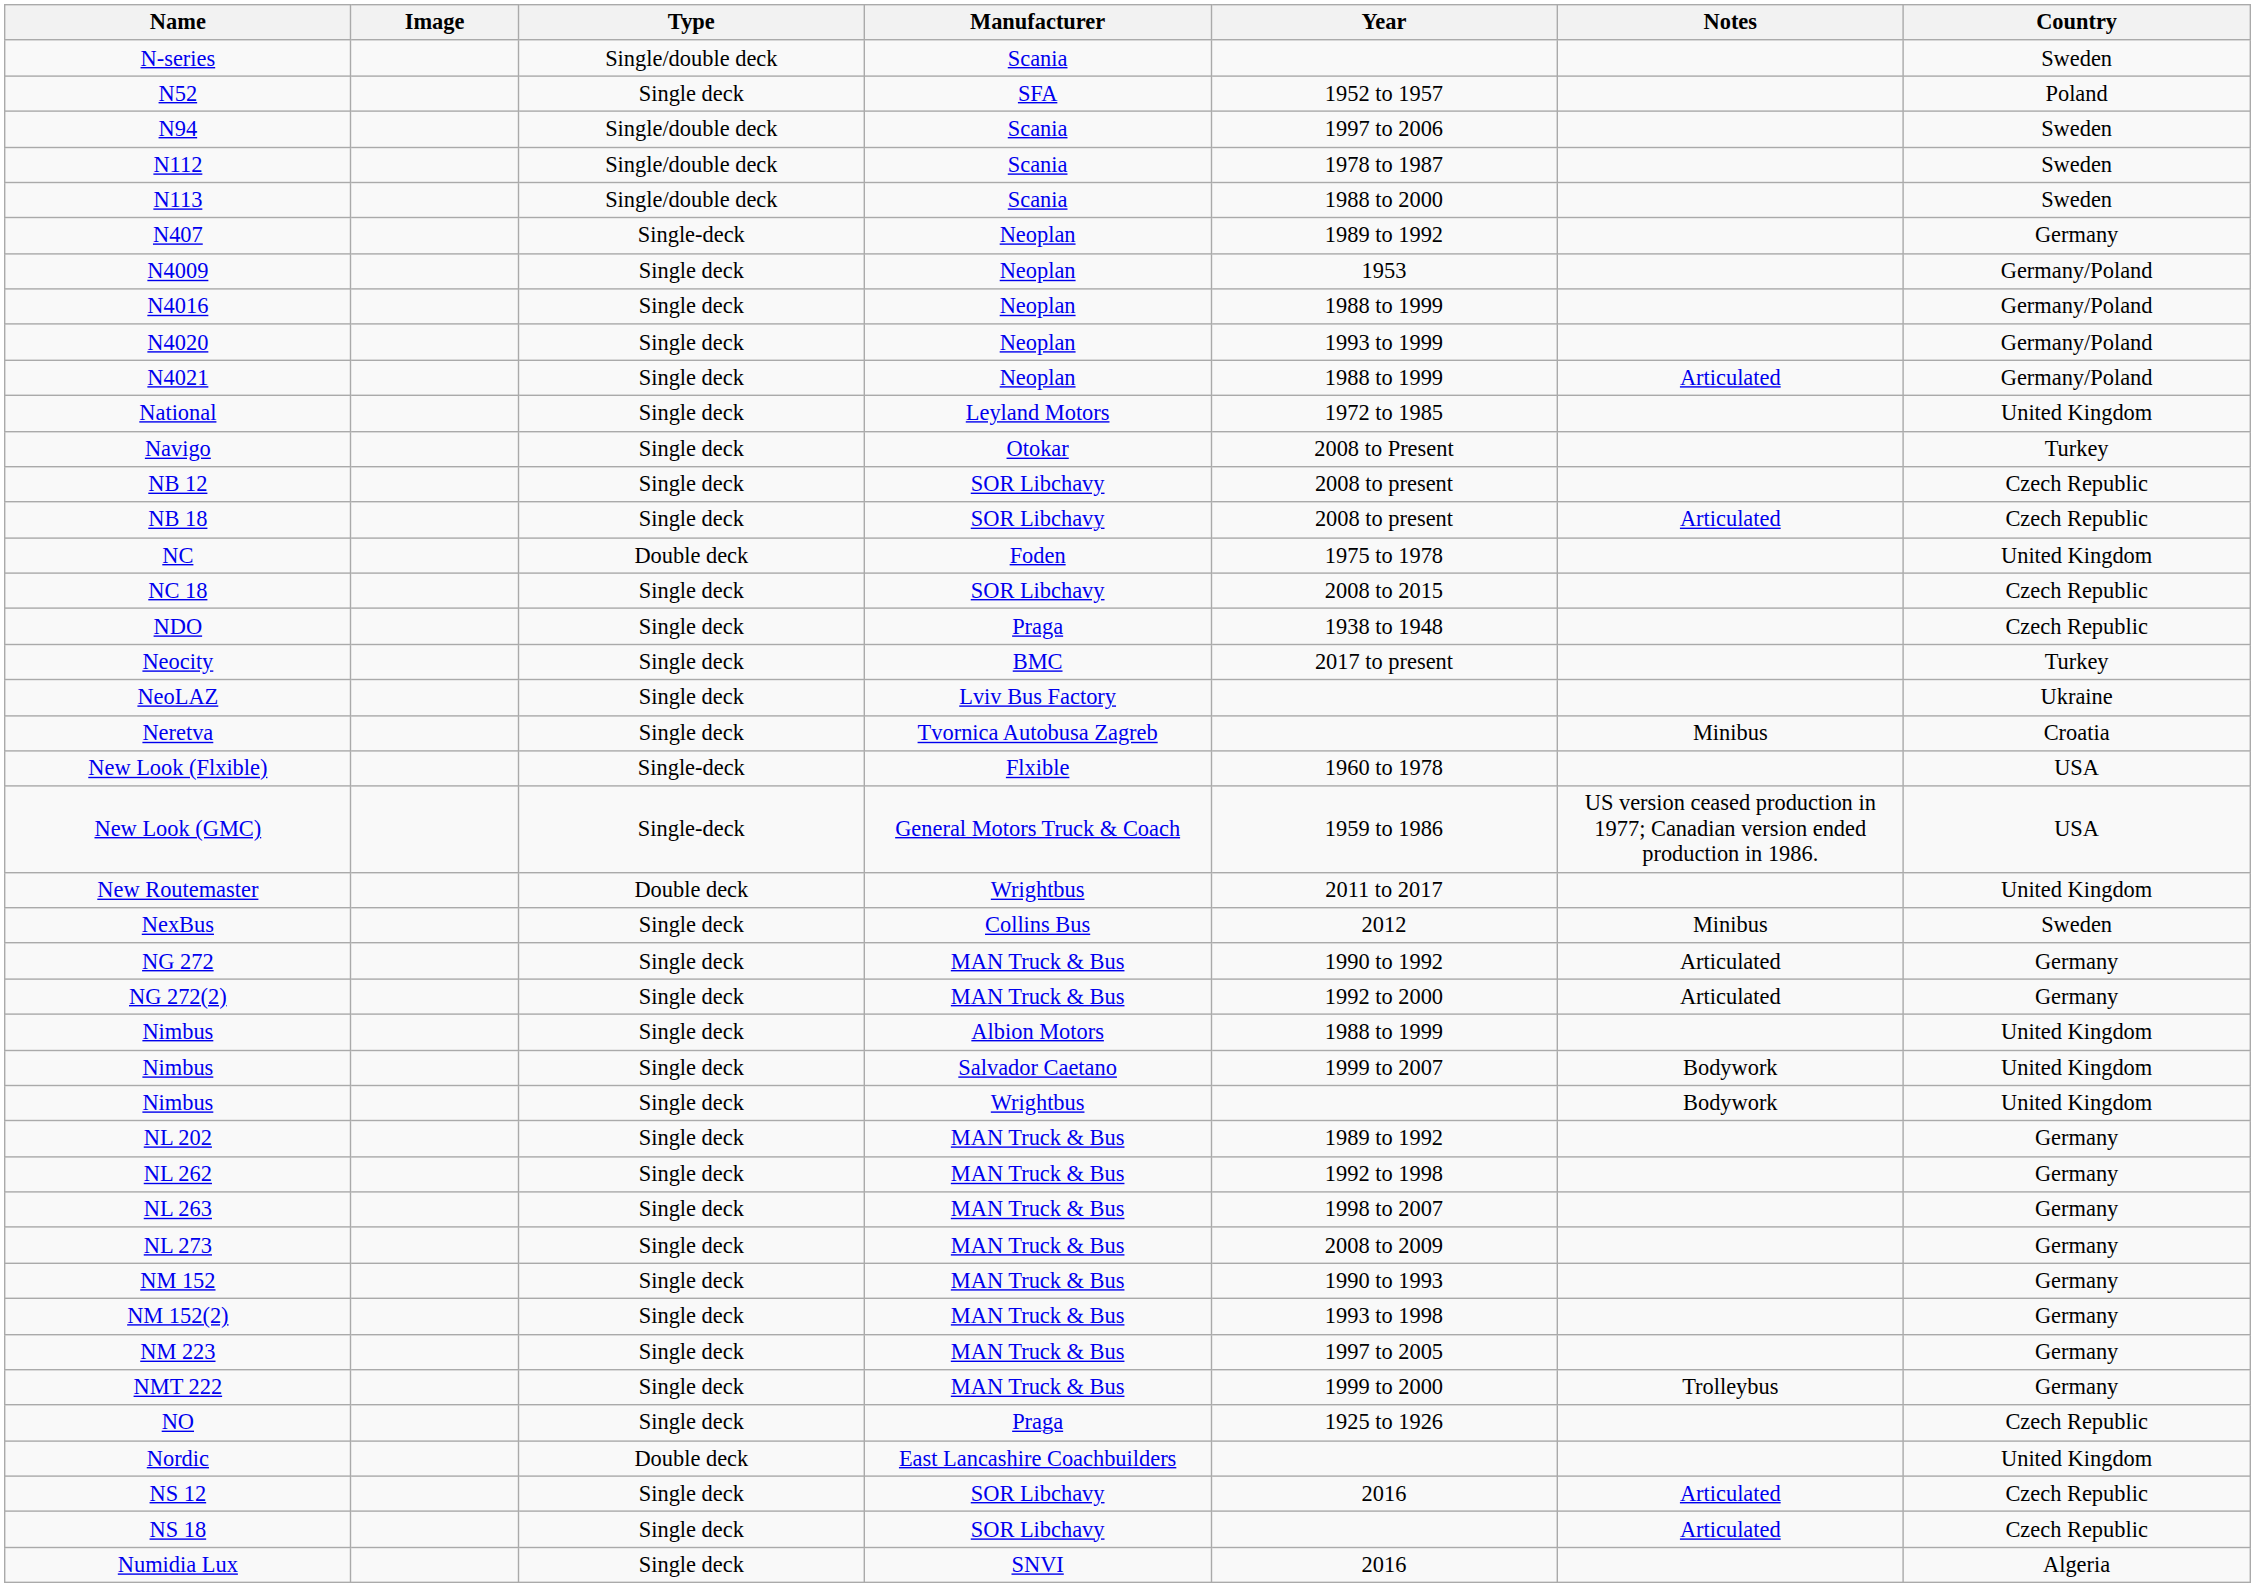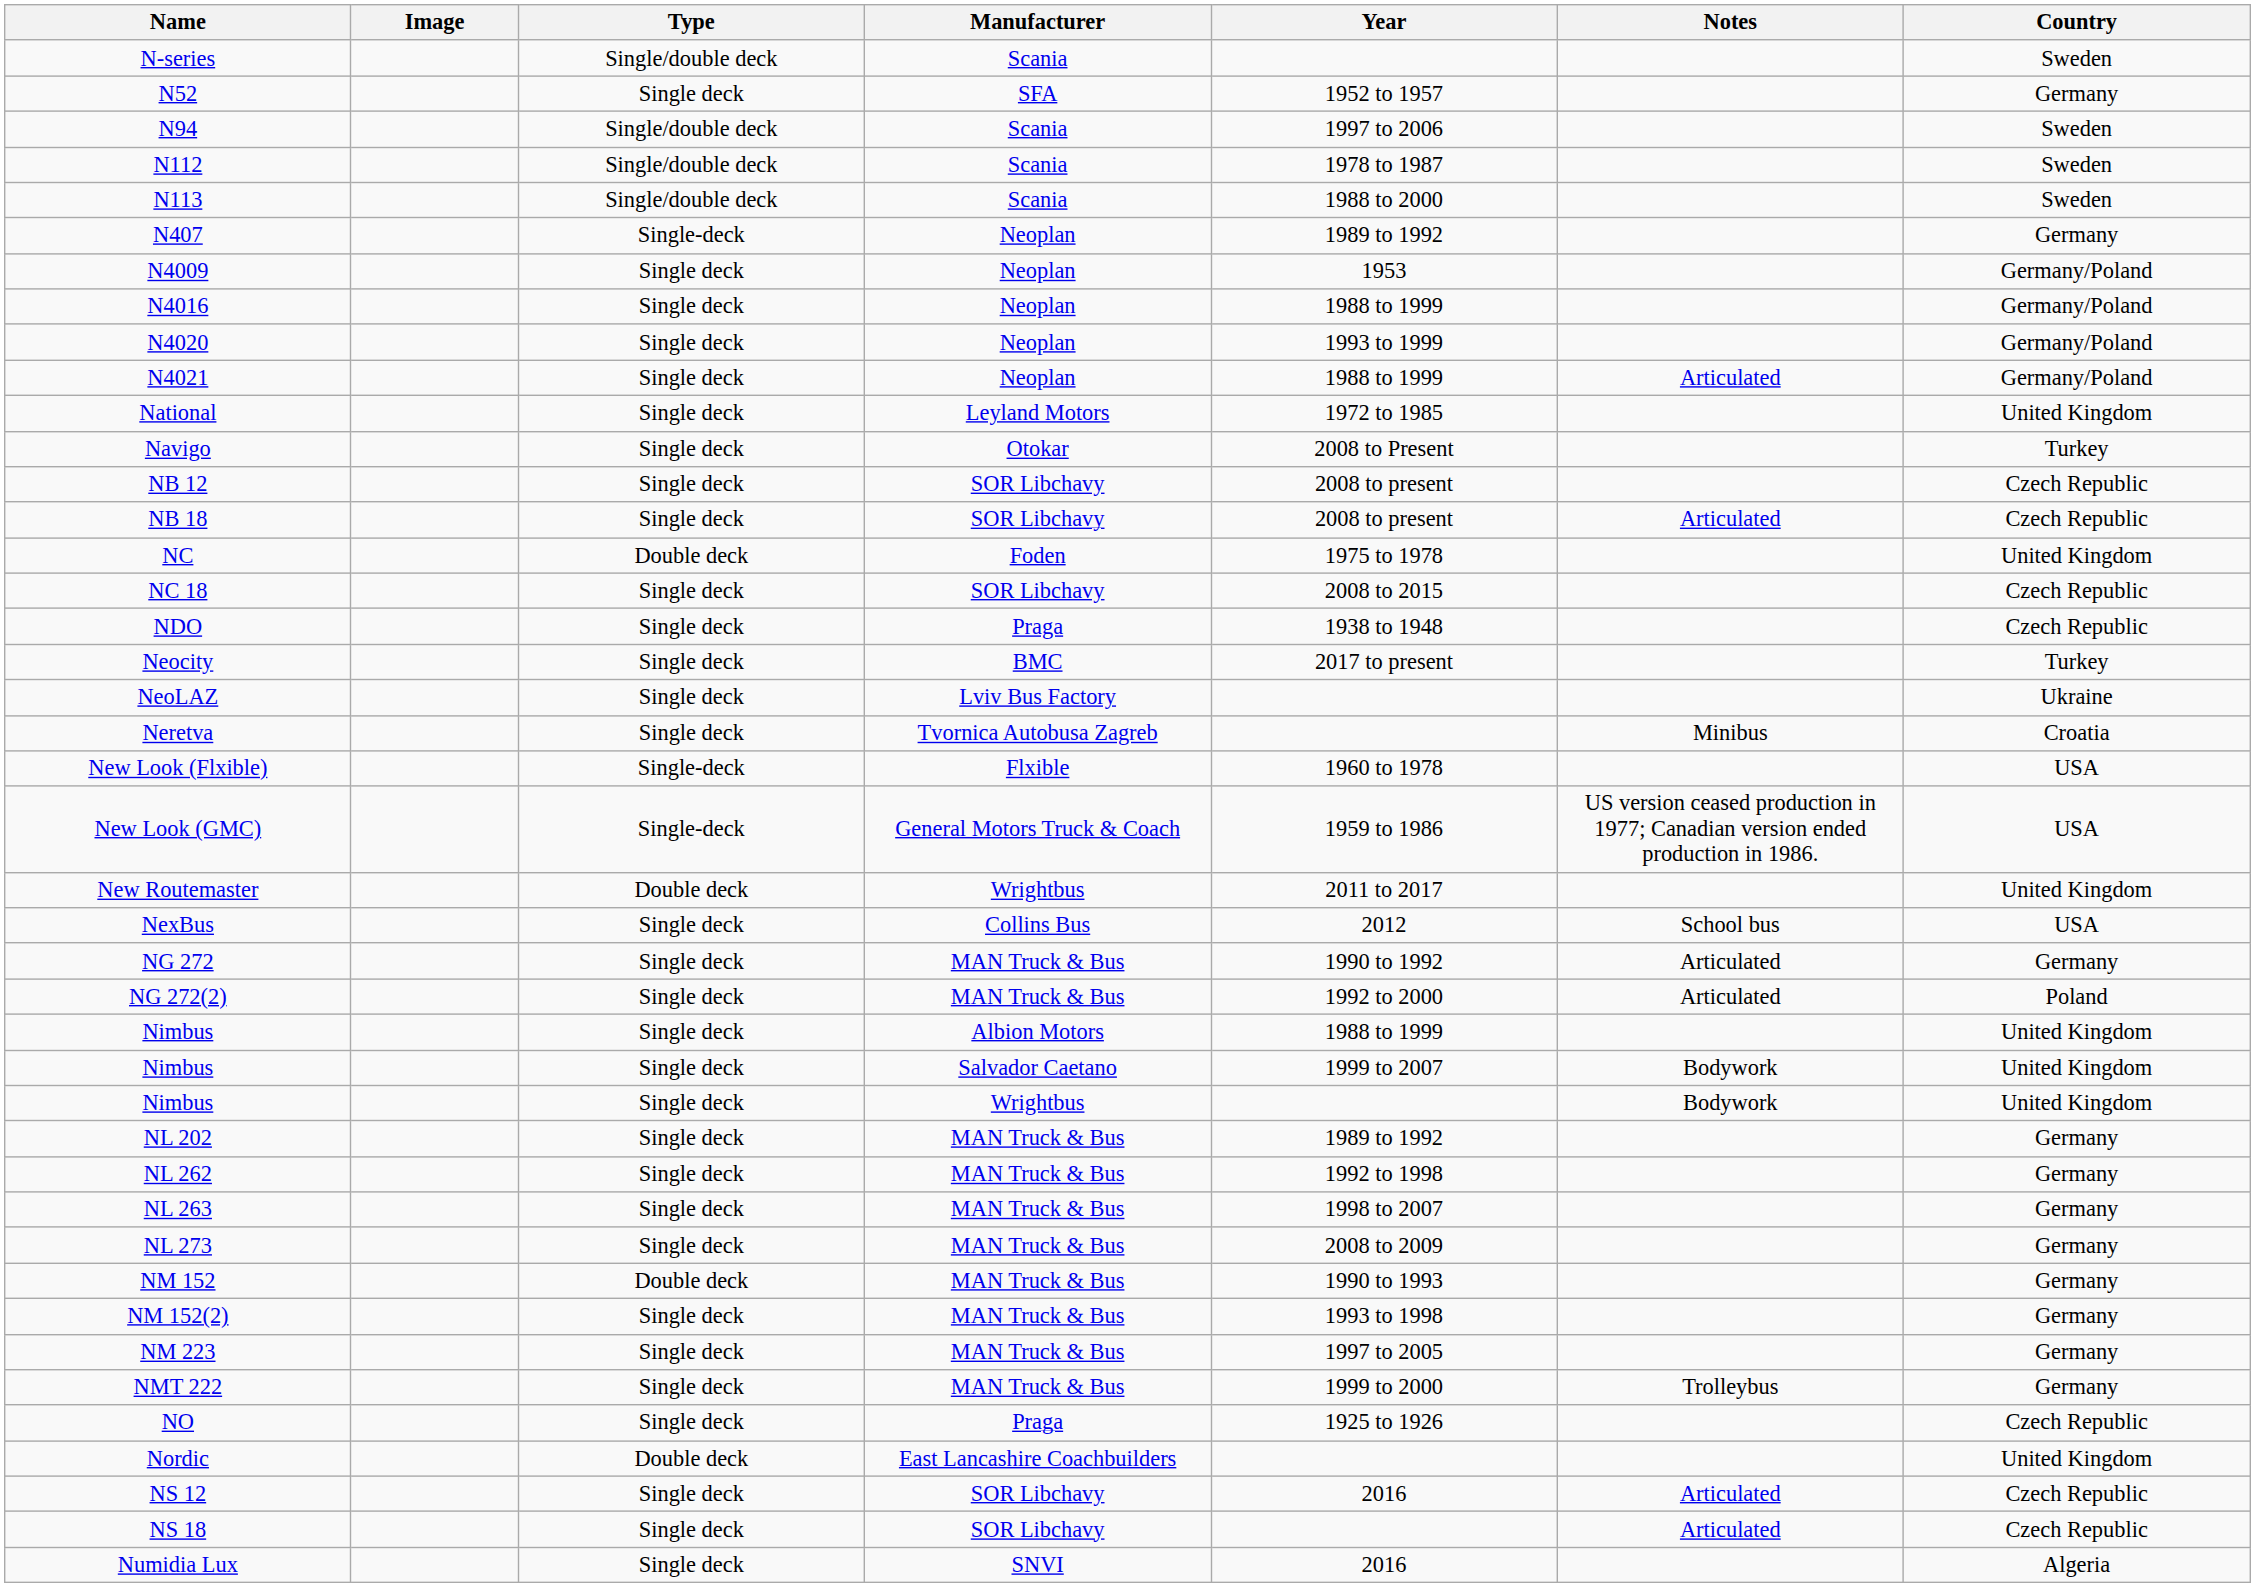(2077, 93) Poland -> (2077, 93) Germany
(1730, 925) Minibus -> (1730, 925) School bus
(2077, 925) Sweden -> (2077, 925) USA
(2077, 996) Germany -> (2077, 996) Poland
(691, 1280) Single deck -> (691, 1280) Double deck
